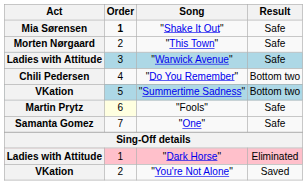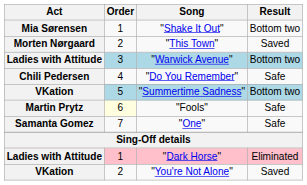(120, 28) bold -> (120, 28) normal
(275, 28) Safe -> (275, 28) Bottom two
(275, 44) Safe -> (275, 44) Saved
(275, 60) Safe -> (275, 60) Bottom two
(275, 76) Bottom two -> (275, 76) Safe
